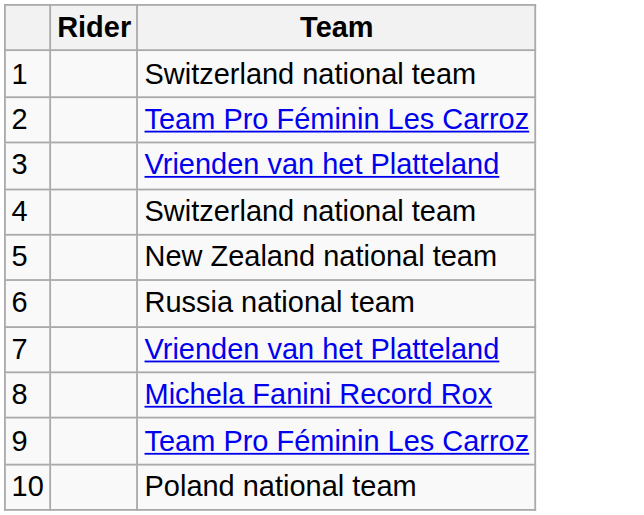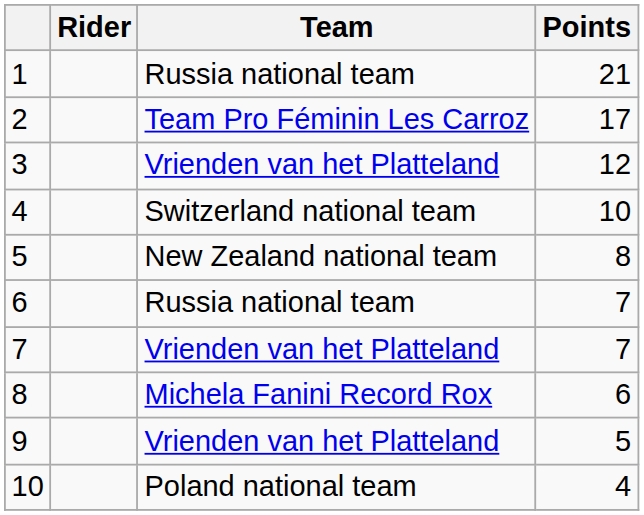+ column: (587, 27)
(310, 73) Switzerland national team -> (280, 73) Russia national team
(337, 440) Team Pro Féminin Les Carroz -> (322, 440) Vrienden van het Platteland
